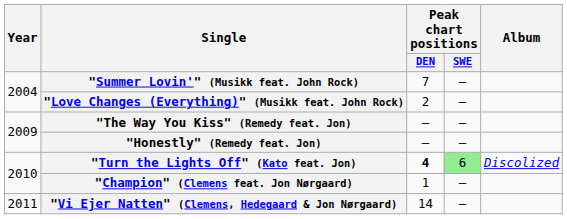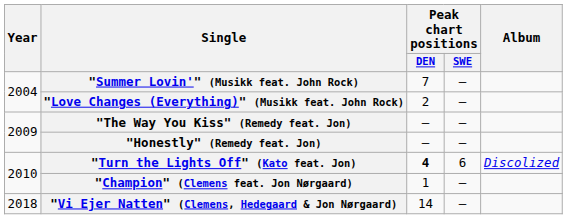(463, 163) lightgreen background -> (463, 163) no background
(22, 204) 2011 -> (22, 204) 2018
